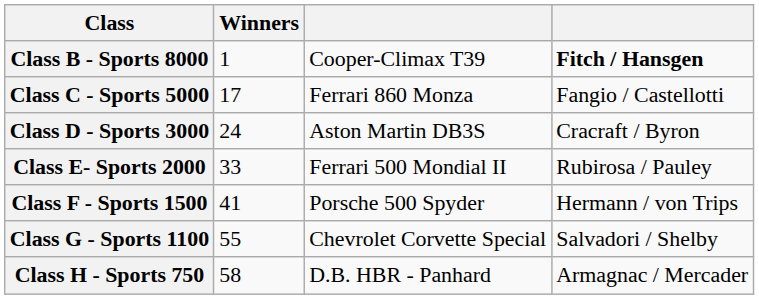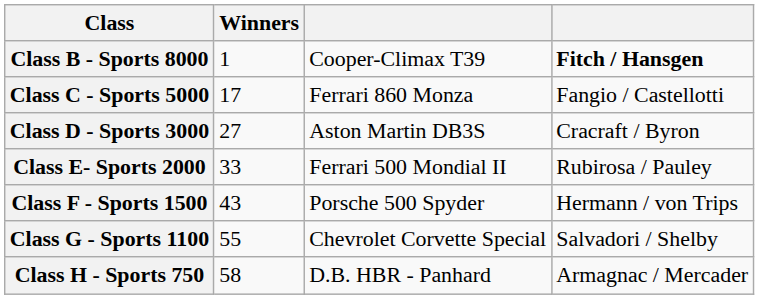(230, 131) 24 -> (230, 131) 27
(230, 203) 41 -> (230, 203) 43
